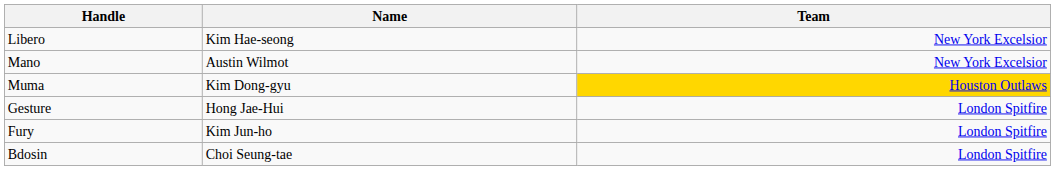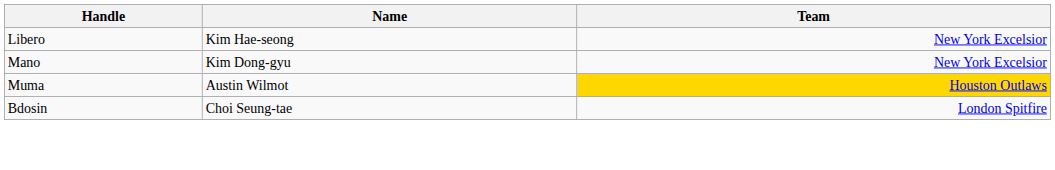(247, 62) Austin Wilmot -> (248, 62) Kim Dong-gyu
(248, 85) Kim Dong-gyu -> (247, 85) Austin Wilmot
- row: (29, 108)
- row: (21, 131)
